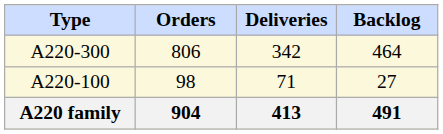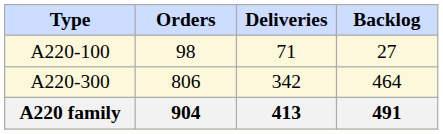rows swapped: (70, 81) <-> (70, 50)
